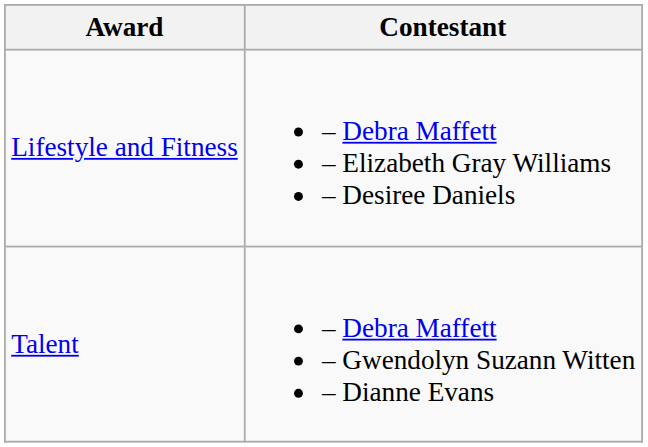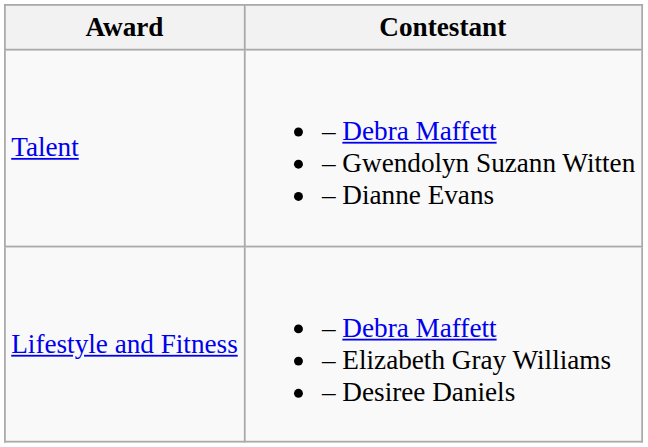rows swapped: (124, 147) <-> (45, 343)
